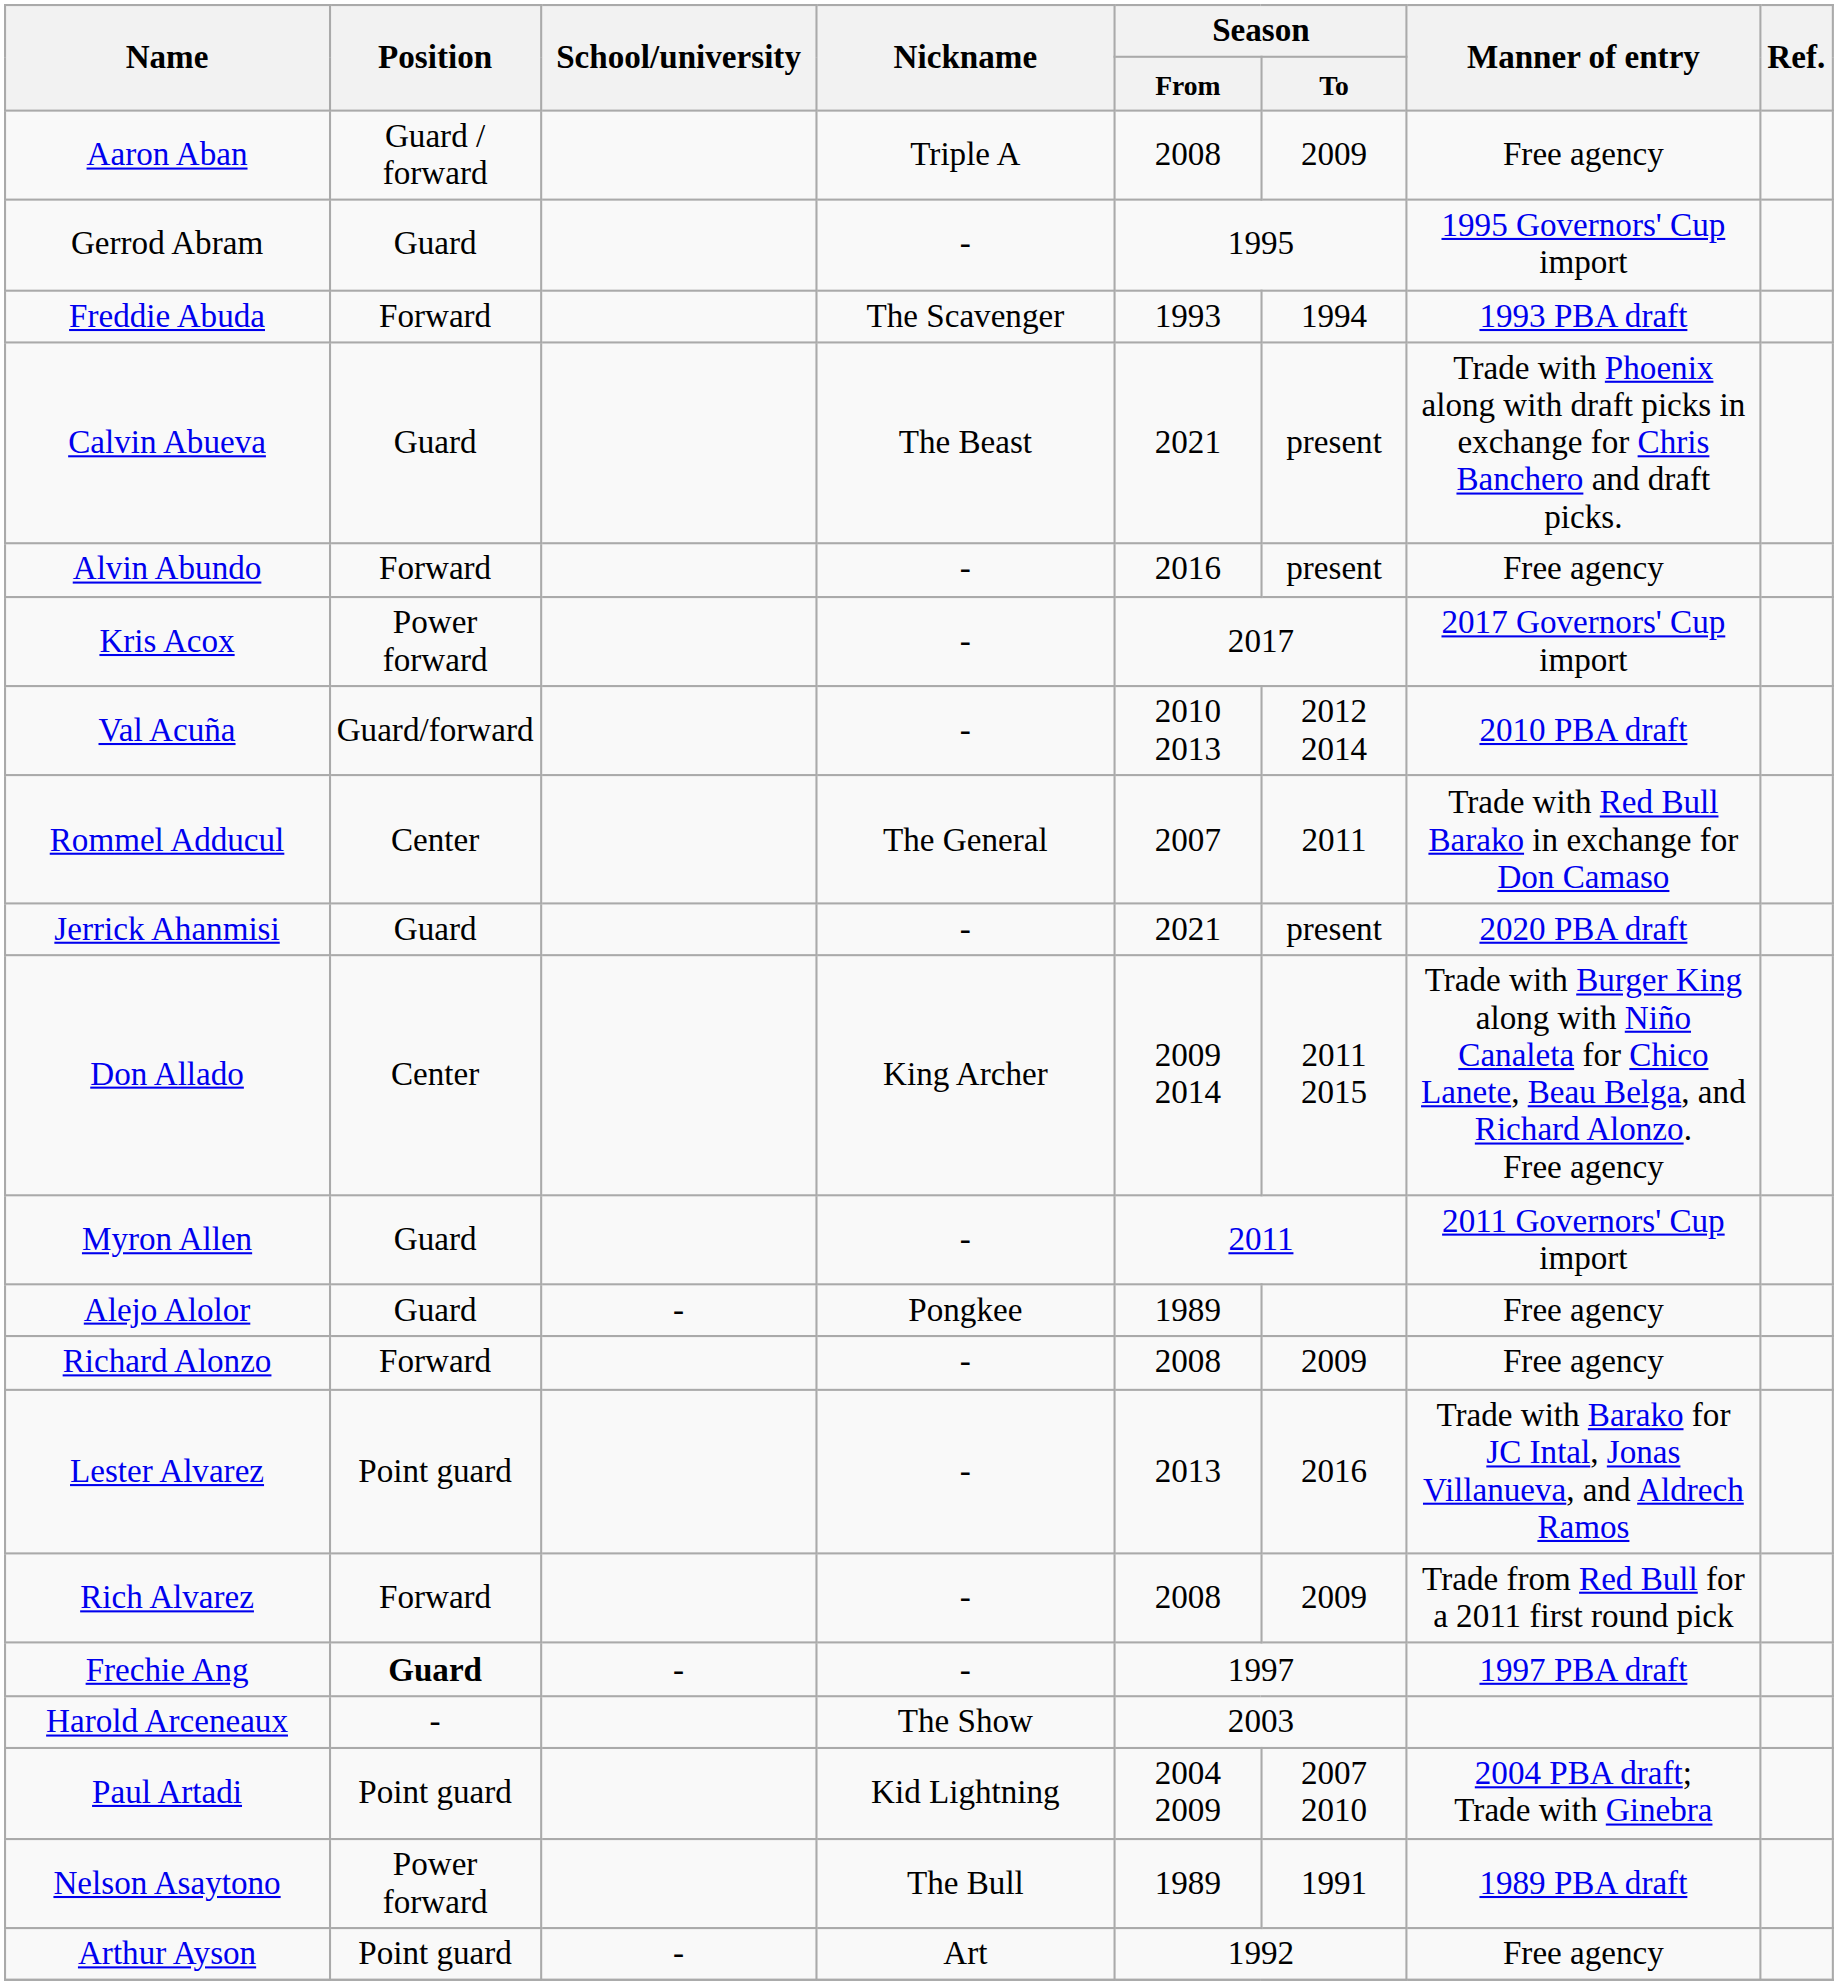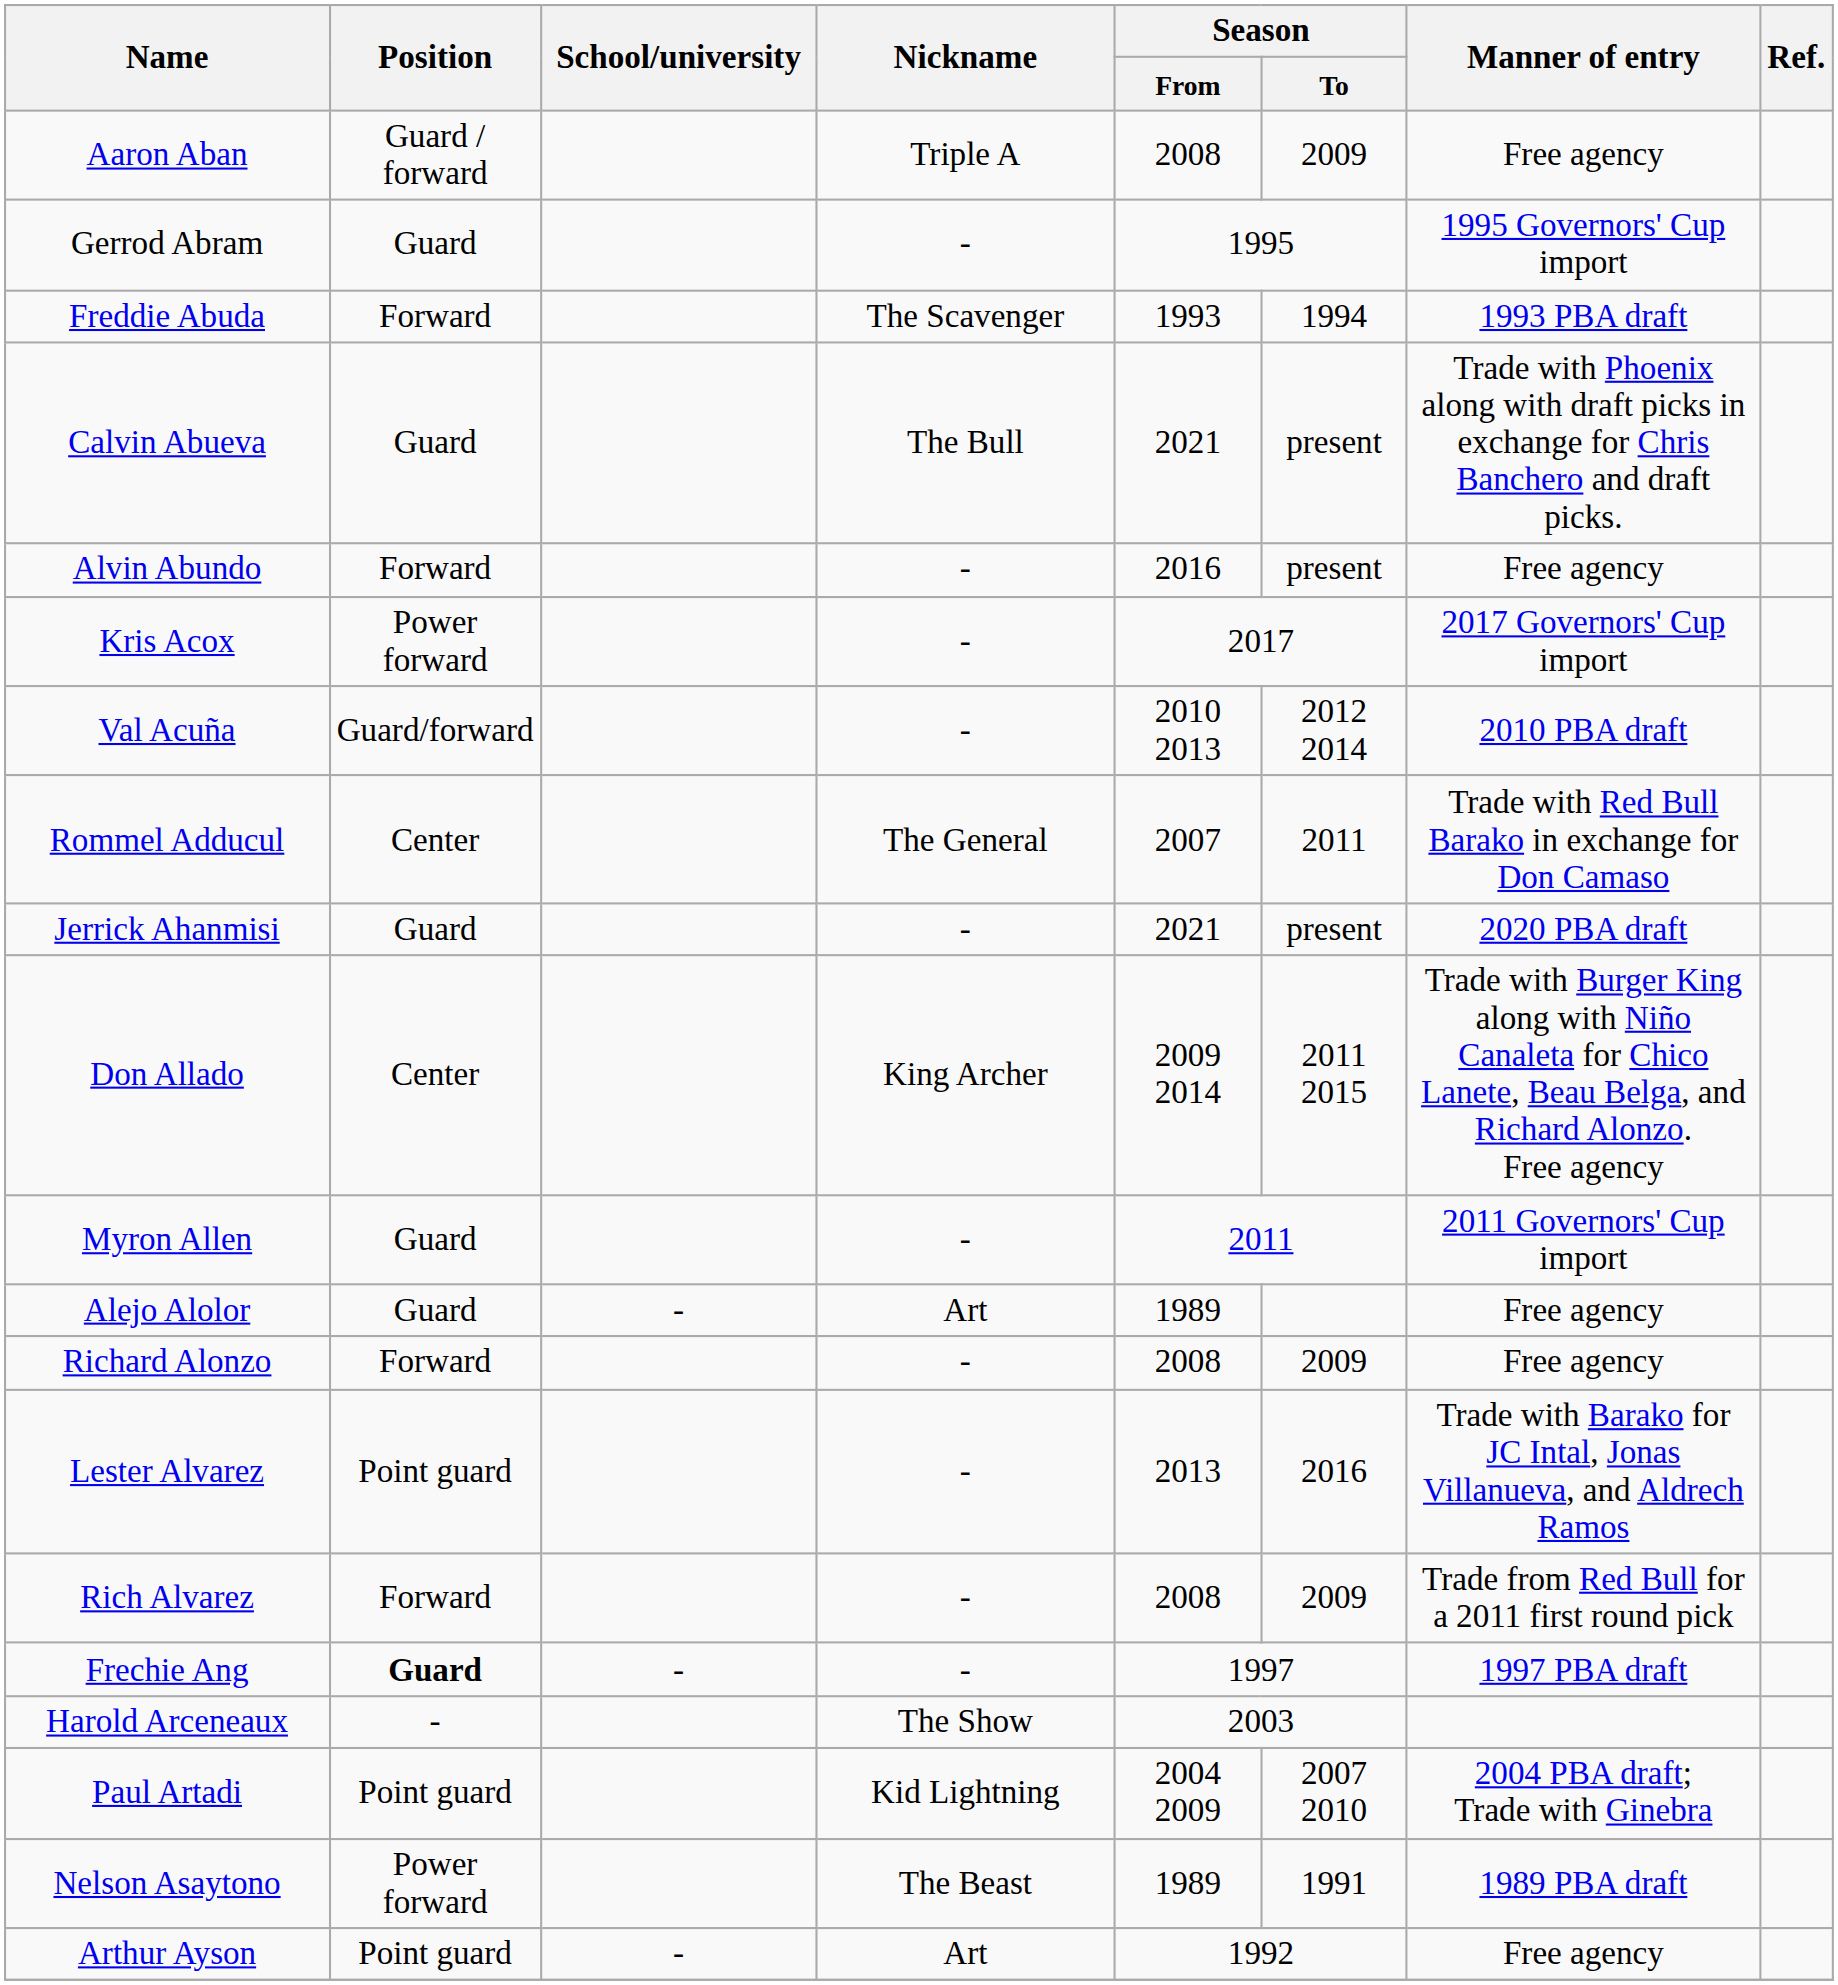(965, 442) The Beast -> (965, 442) The Bull
(965, 1309) Pongkee -> (965, 1309) Art
(965, 1882) The Bull -> (965, 1882) The Beast
